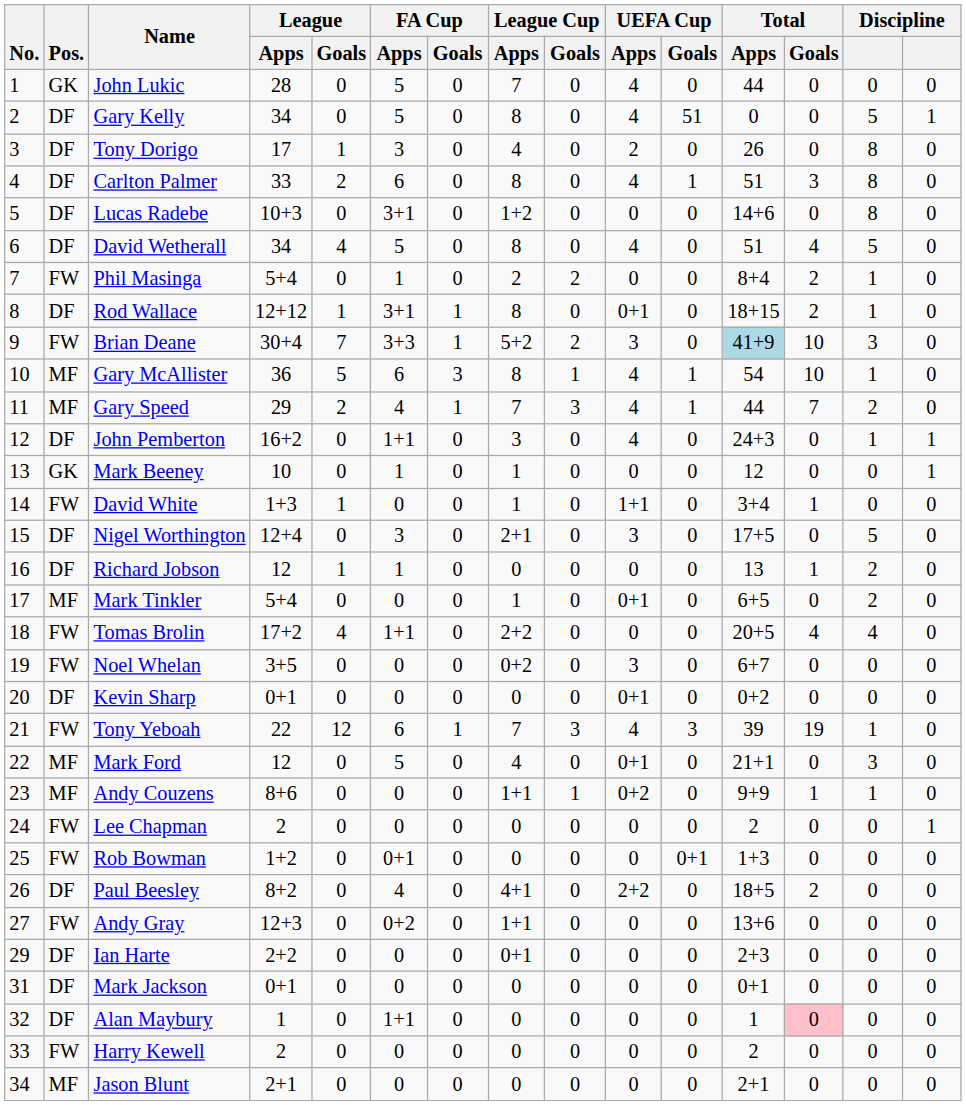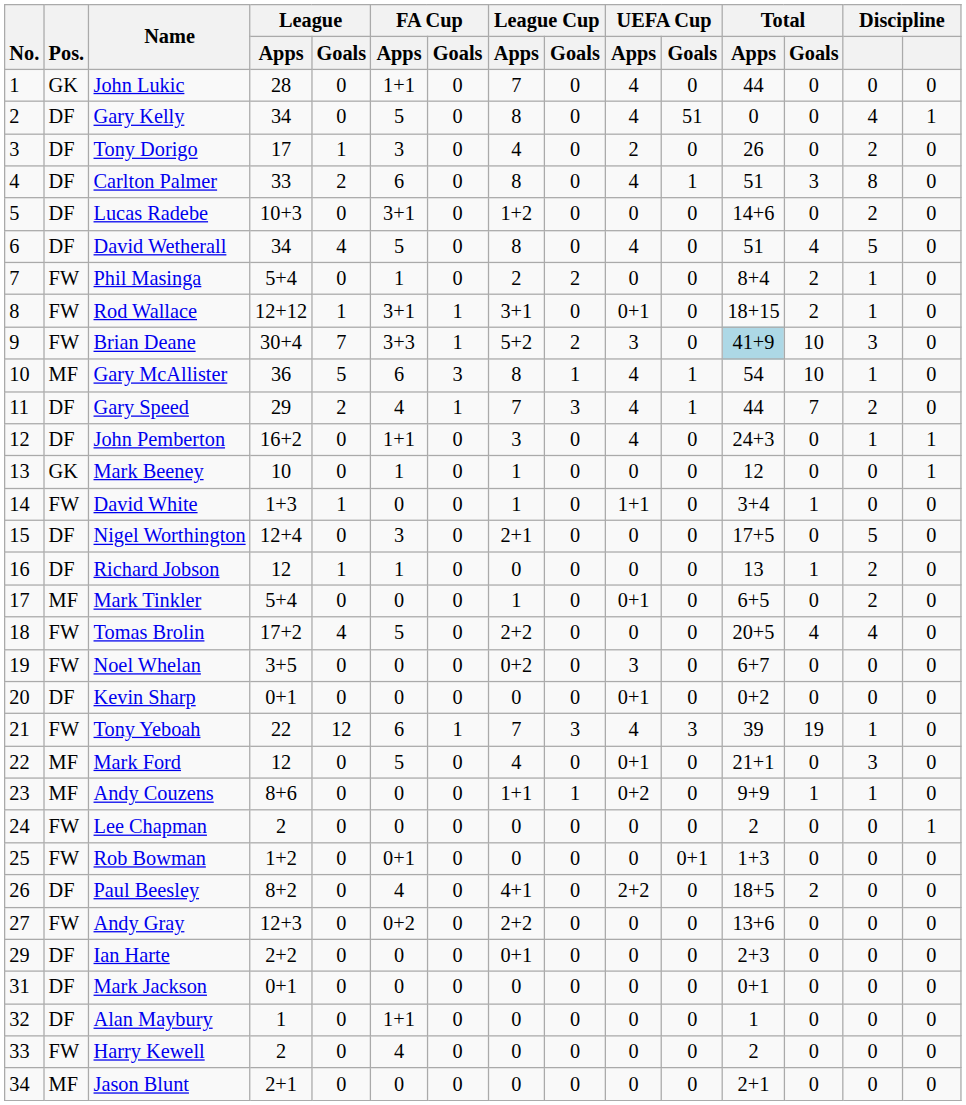(399, 85) 5 -> (399, 85) 1+1
(873, 117) 5 -> (873, 117) 4
(873, 149) 8 -> (873, 149) 2
(873, 213) 8 -> (873, 213) 2
(62, 310) DF -> (64, 310) FW
(516, 310) 8 -> (516, 310) 3+1
(63, 407) MF -> (62, 407) DF
(634, 536) 3 -> (634, 536) 0
(399, 632) 1+1 -> (399, 632) 5
(516, 922) 1+1 -> (516, 922) 2+2
(814, 1019) pink background -> (814, 1019) no background
(399, 1051) 0 -> (399, 1051) 4
